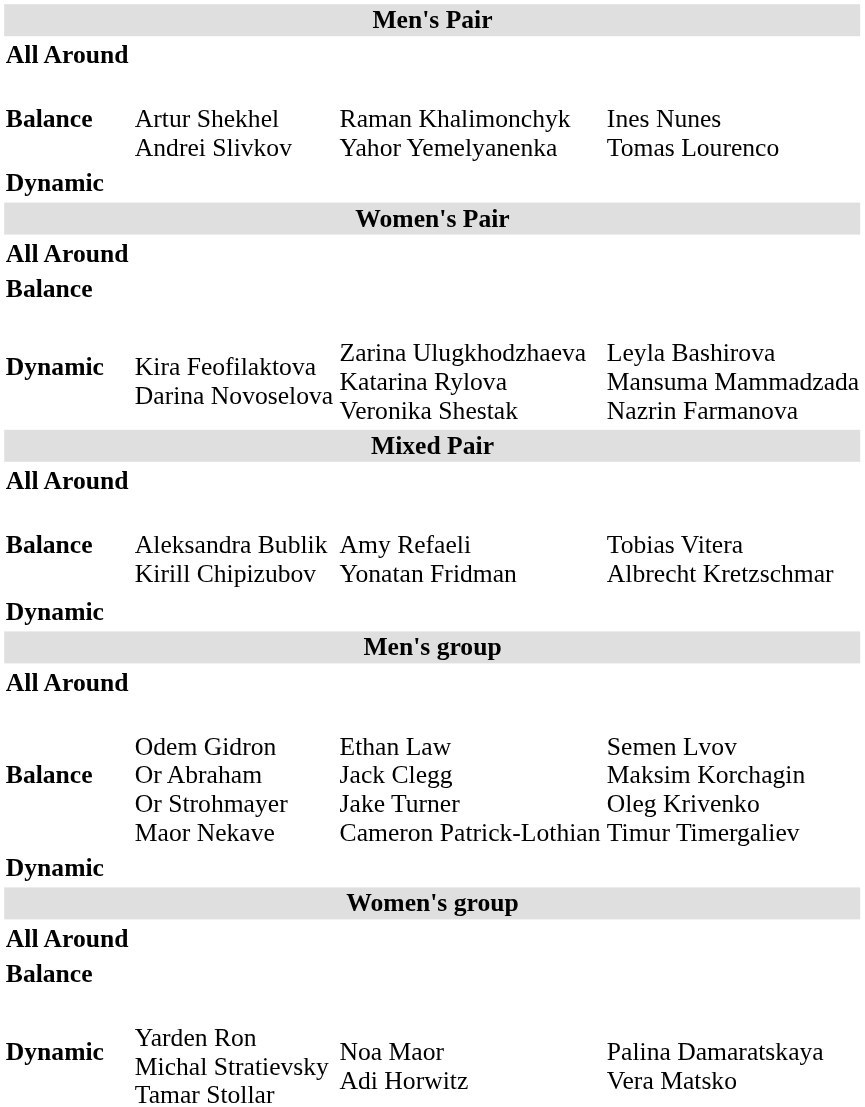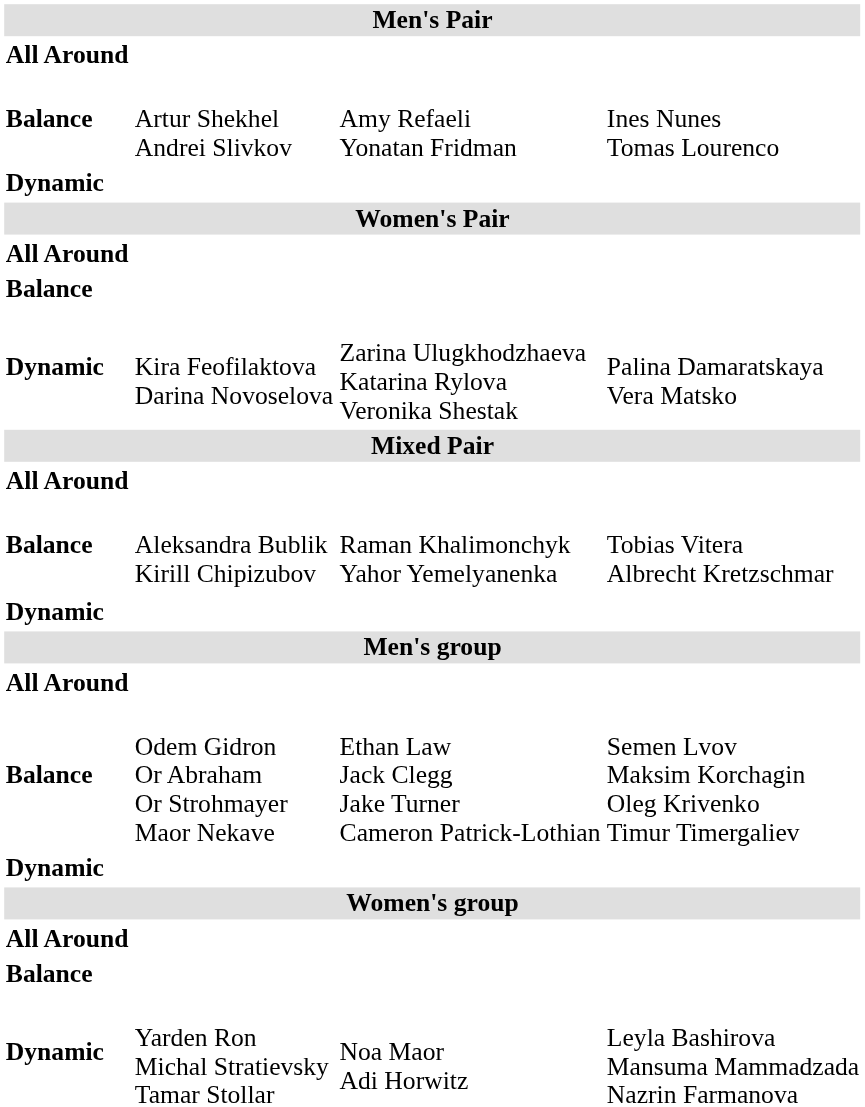(455, 133) Raman Khalimonchyk Yahor Yemelyanenka -> (428, 133) Amy Refaeli Yonatan Fridman
(733, 381) Leyla Bashirova Mansuma Mammadzada Nazrin Farmanova -> (715, 381) Palina Damaratskaya Vera Matsko
(428, 559) Amy Refaeli Yonatan Fridman -> (455, 559) Raman Khalimonchyk Yahor Yemelyanenka
(715, 1066) Palina Damaratskaya Vera Matsko -> (733, 1066) Leyla Bashirova Mansuma Mammadzada Nazrin Farmanova
